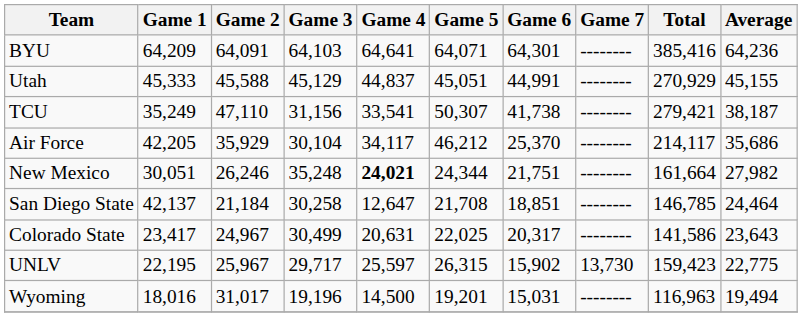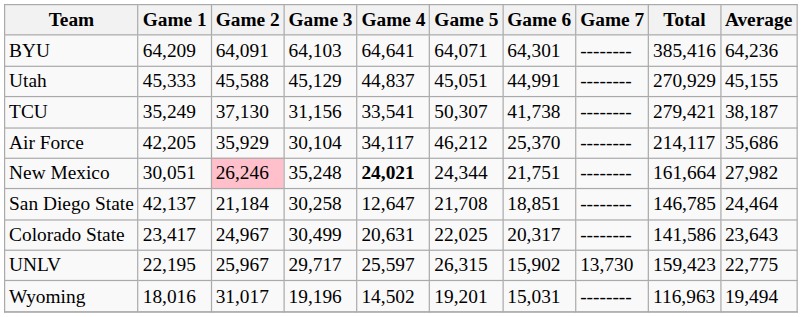(242, 111) 47,110 -> (242, 111) 37,130
(242, 173) no background -> (242, 173) pink background
(388, 296) 14,500 -> (388, 296) 14,502
